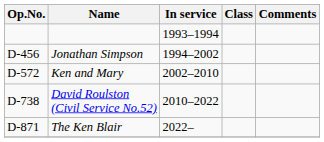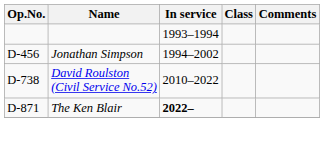- row: (23, 73)
(178, 127) normal -> (178, 107) bold
